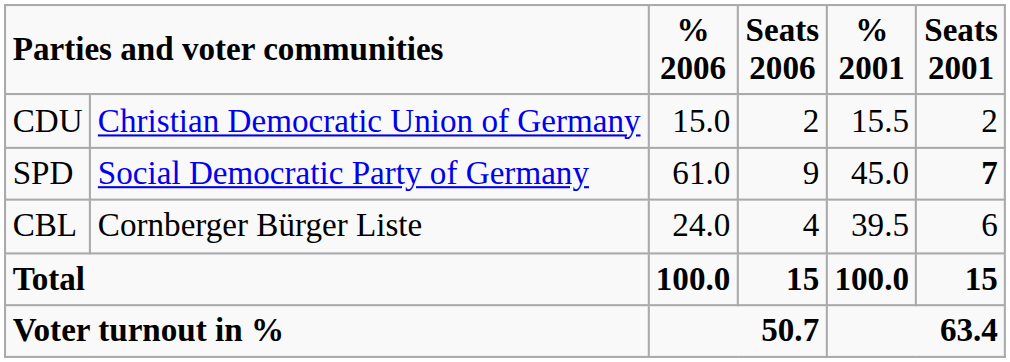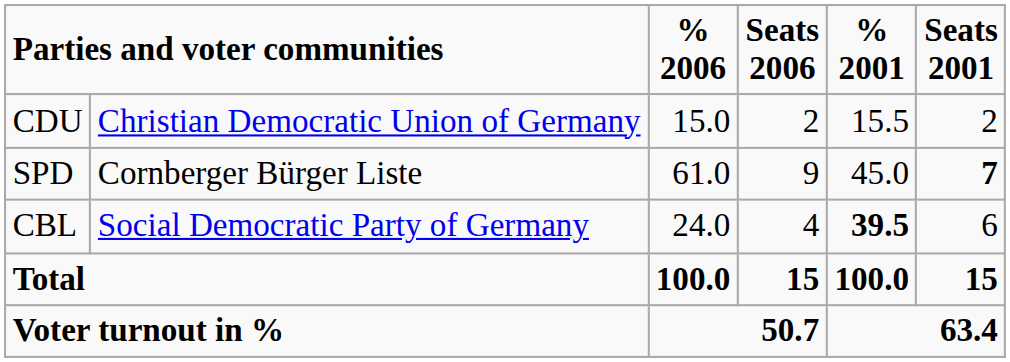(343, 173) Social Democratic Party of Germany -> (260, 173) Cornberger Bürger Liste
(260, 225) Cornberger Bürger Liste -> (343, 225) Social Democratic Party of Germany
(880, 225) normal -> (880, 225) bold
